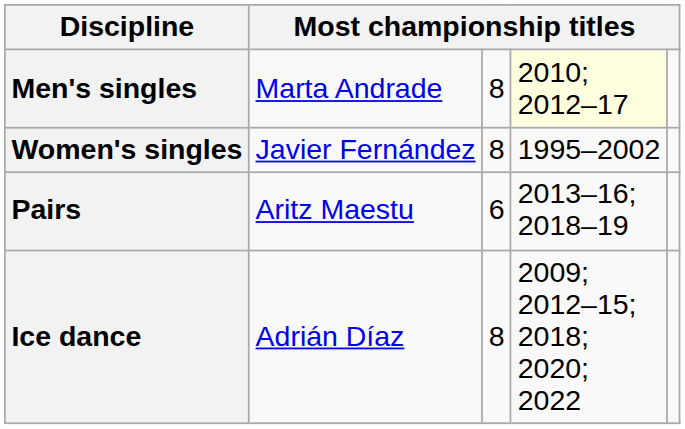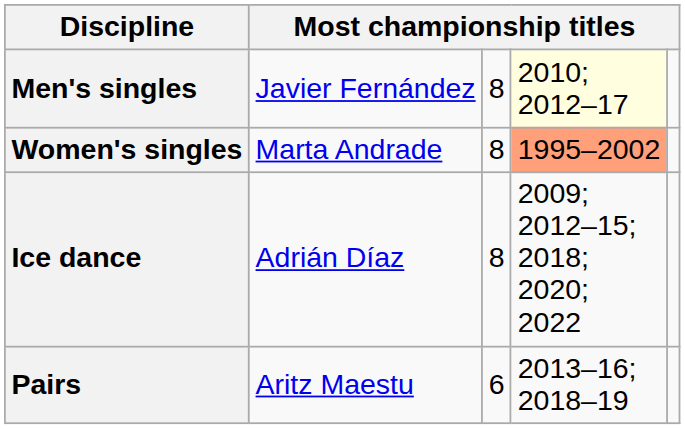(349, 88) Marta Andrade -> (366, 88) Javier Fernández
(366, 149) Javier Fernández -> (349, 149) Marta Andrade
(589, 149) no background -> (589, 149) lightsalmon background
rows swapped: (46, 210) <-> (76, 335)
